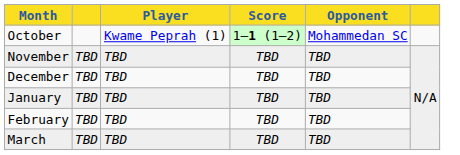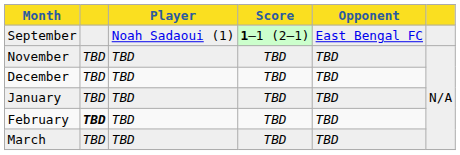+ row: (42, 36)
- row: (34, 36)
(86, 119) normal -> (94, 119) bold
